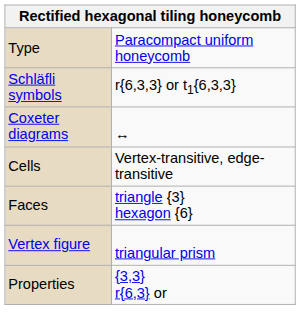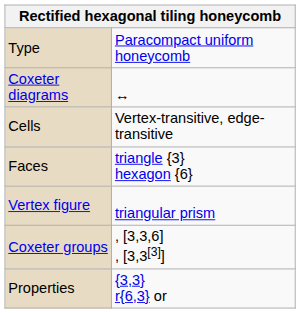- row: (35, 87)
+ row: (58, 247)
